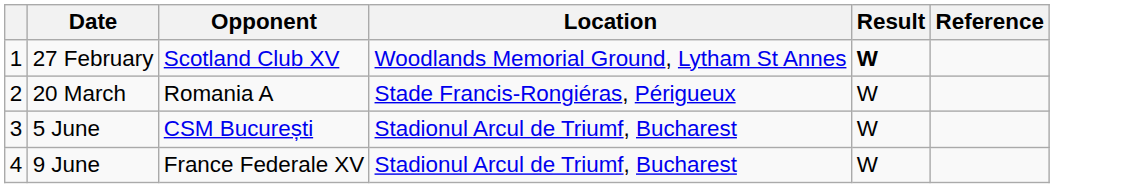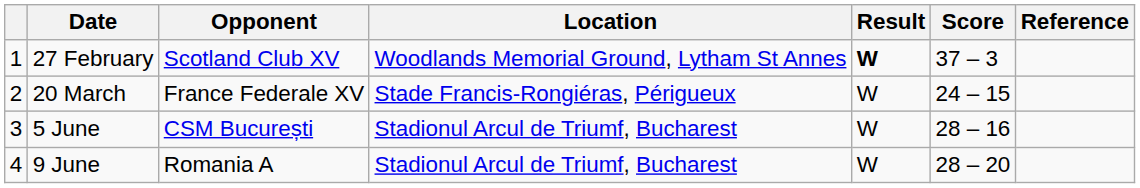+ column: (973, 22)
(219, 93) Romania A -> (264, 93) France Federale XV
(264, 164) France Federale XV -> (219, 164) Romania A
